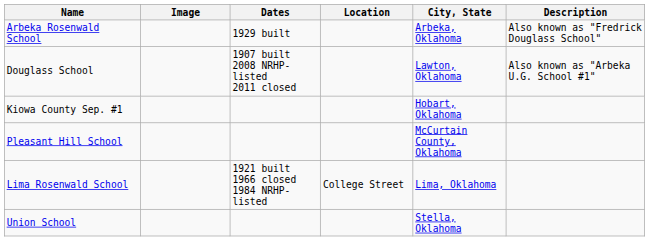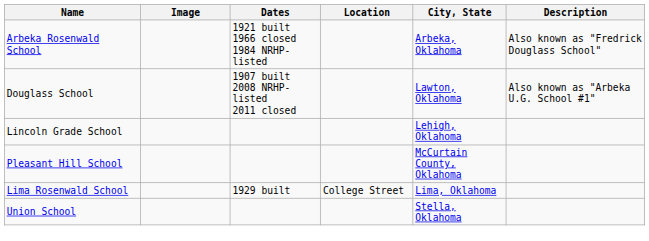(261, 33) 1929 built -> (264, 45) 1921 built 1966 closed 1984 NRHP-listed
- row: (65, 109)
+ row: (65, 131)
(264, 185) 1921 built 1966 closed 1984 NRHP-listed -> (261, 191) 1929 built
